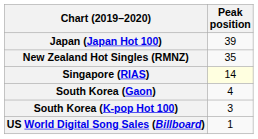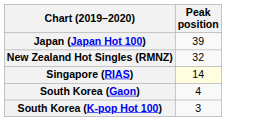(230, 58) 35 -> (198, 58) 32
- row: (106, 125)
